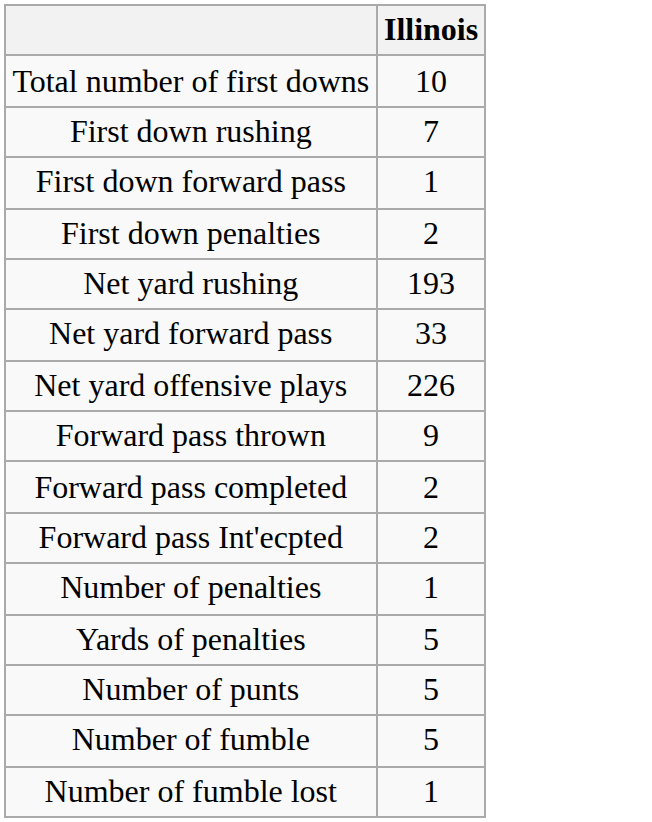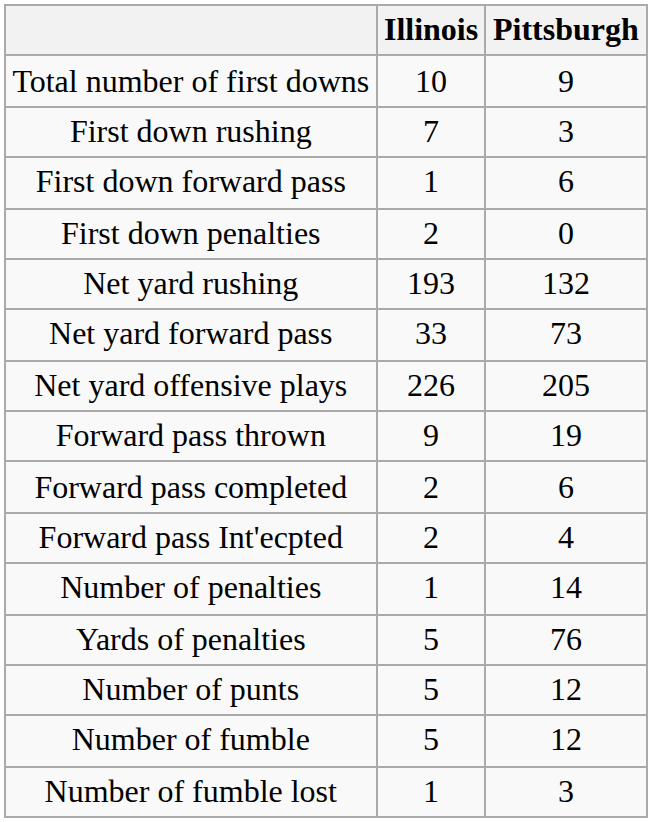+ column: (566, 29)
